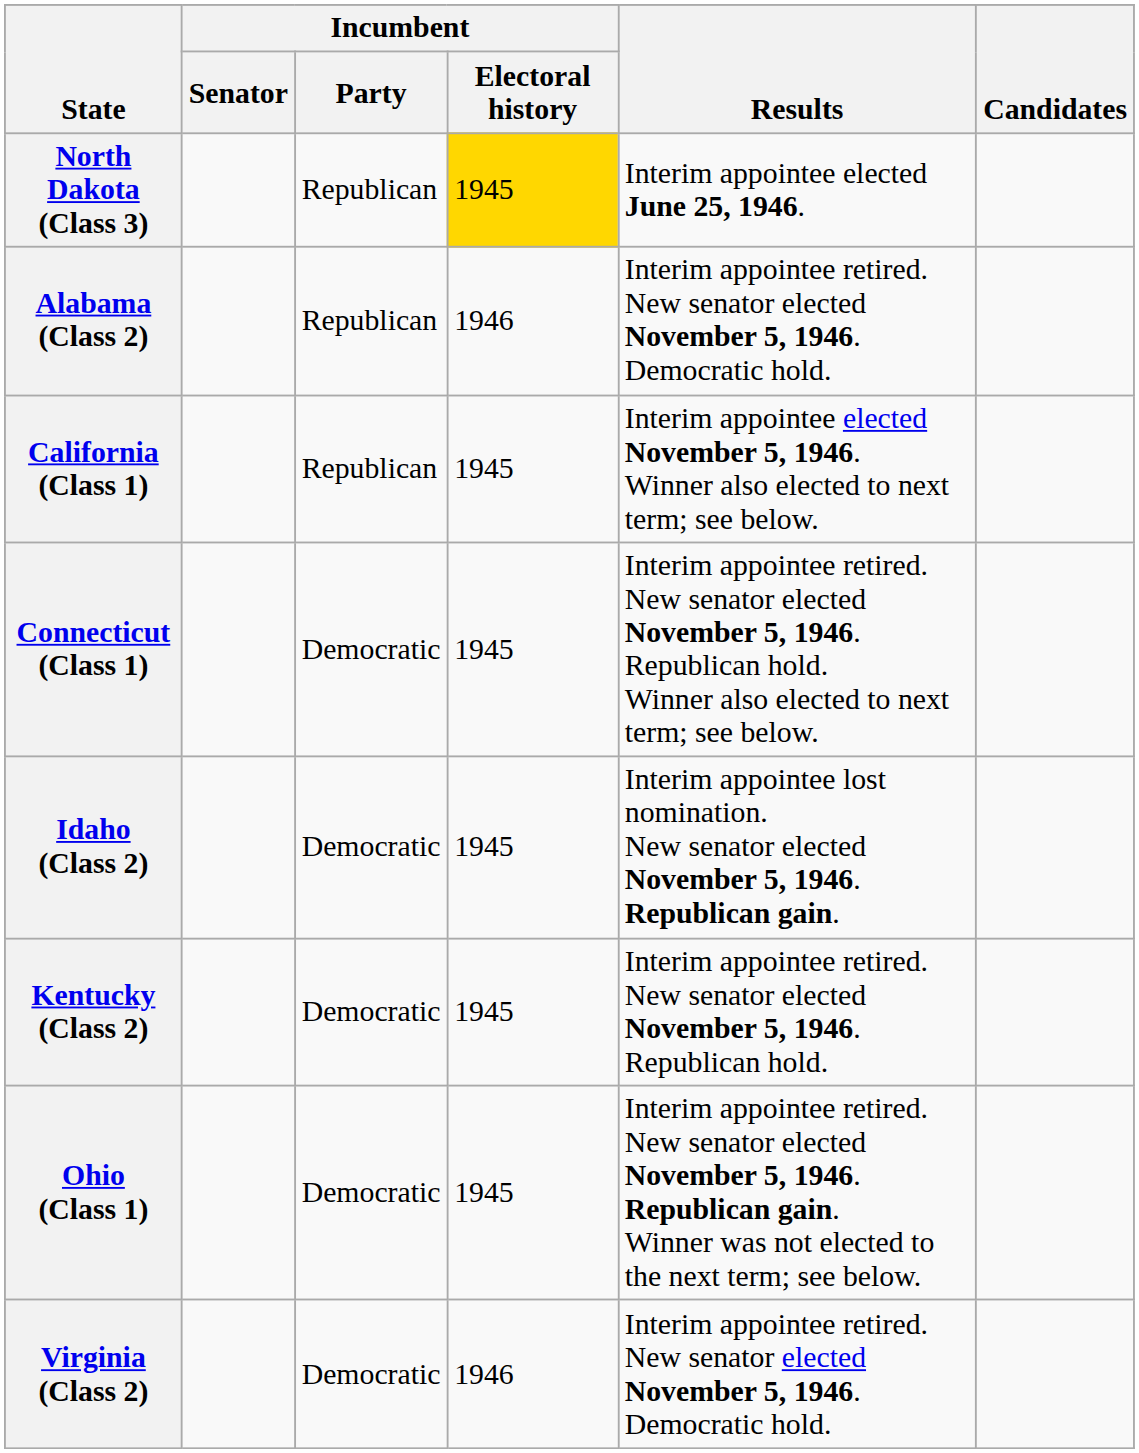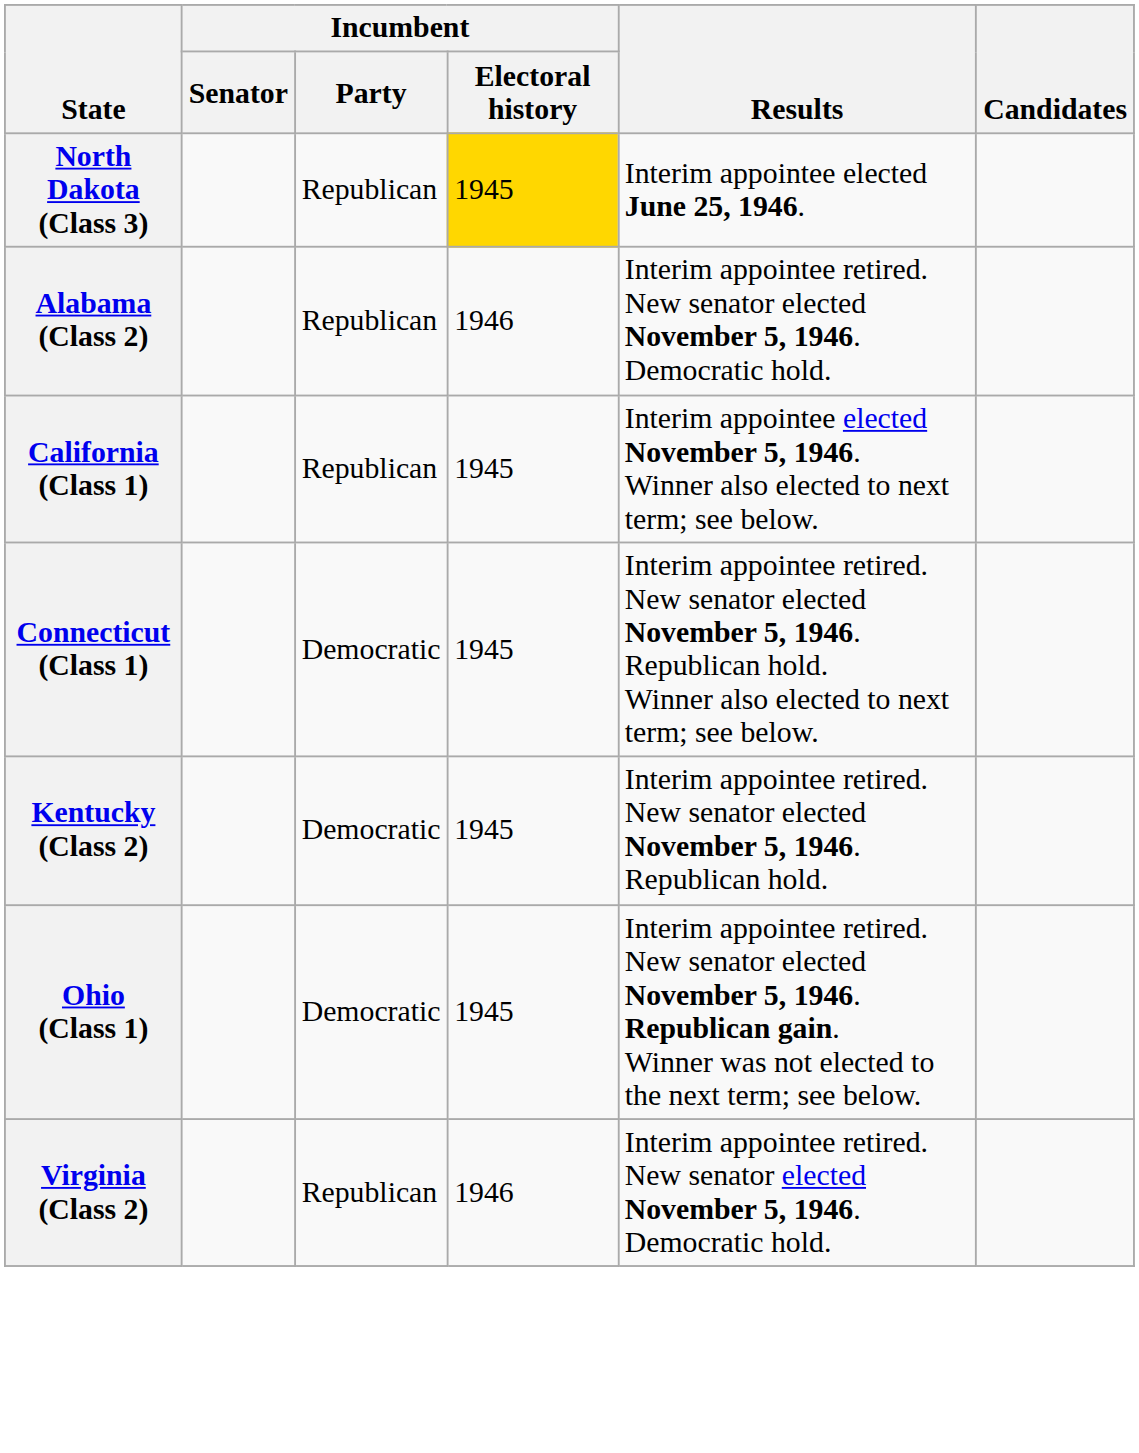- row: (93, 846)
(371, 1373) Democratic -> (369, 1192) Republican
